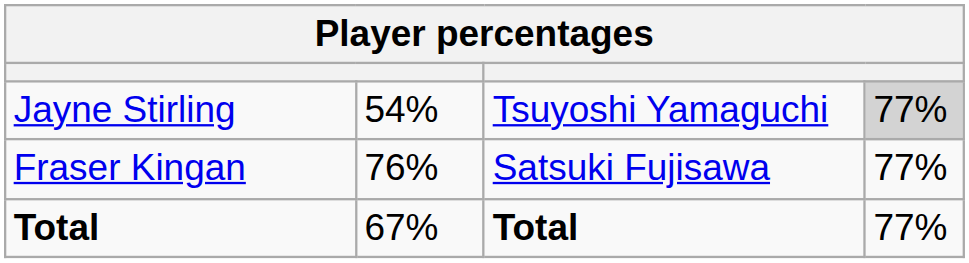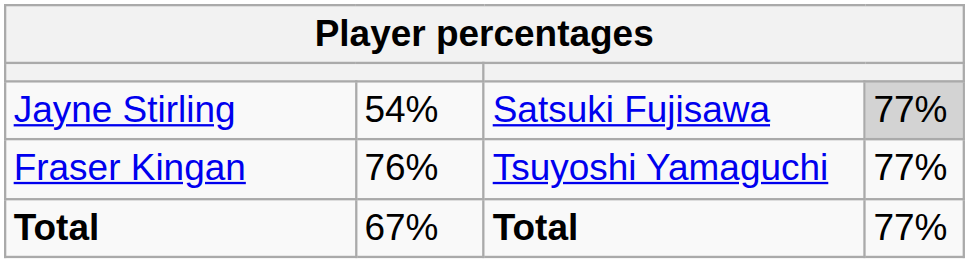(660, 109) Tsuyoshi Yamaguchi -> (631, 109) Satsuki Fujisawa
(631, 168) Satsuki Fujisawa -> (660, 168) Tsuyoshi Yamaguchi
